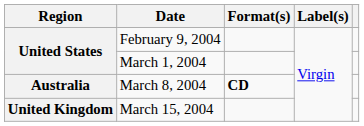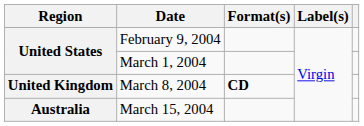(60, 86) Australia -> (60, 86) United Kingdom
(60, 109) United Kingdom -> (60, 109) Australia
